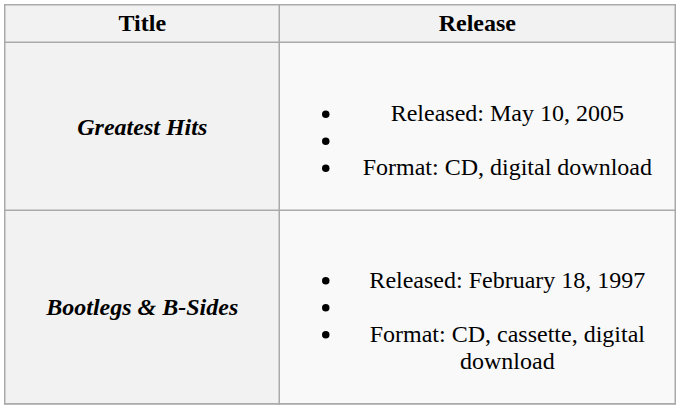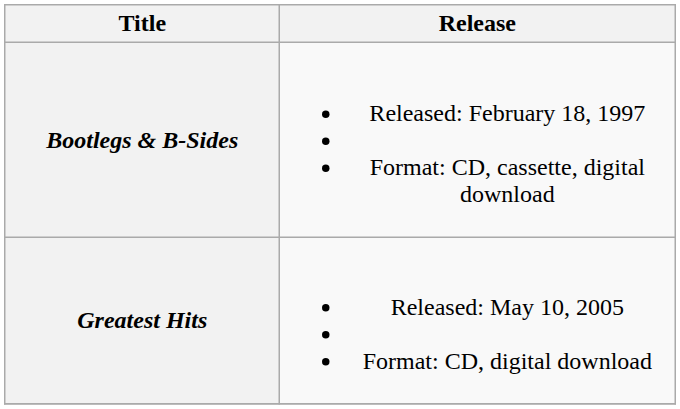rows swapped: (142, 306) <-> (142, 126)
